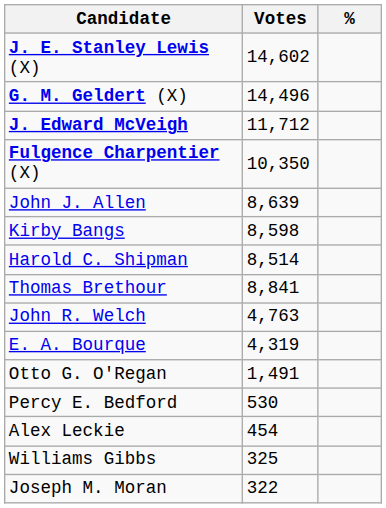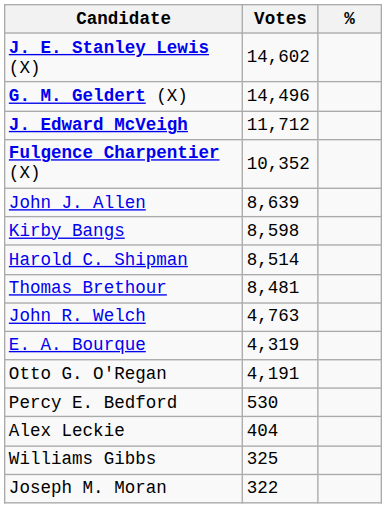(278, 164) 10,350 -> (278, 164) 10,352
(273, 288) 8,841 -> (273, 288) 8,481
(273, 374) 1,491 -> (273, 374) 4,191
(263, 431) 454 -> (263, 431) 404
